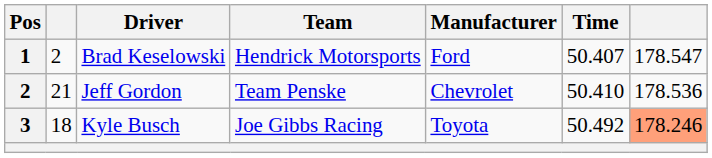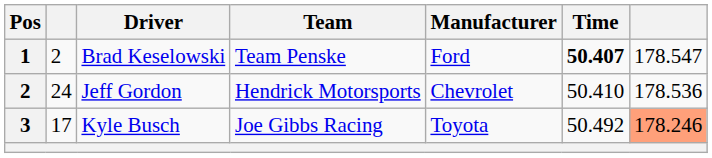(328, 56) Hendrick Motorsports -> (290, 56) Team Penske
(595, 56) normal -> (595, 56) bold
(61, 91) 21 -> (61, 91) 24
(290, 91) Team Penske -> (328, 91) Hendrick Motorsports
(61, 125) 18 -> (61, 125) 17
